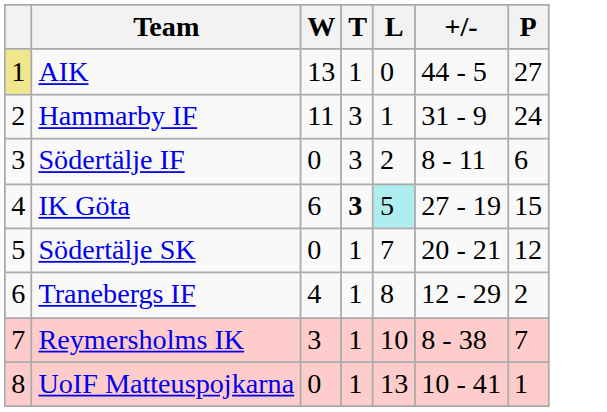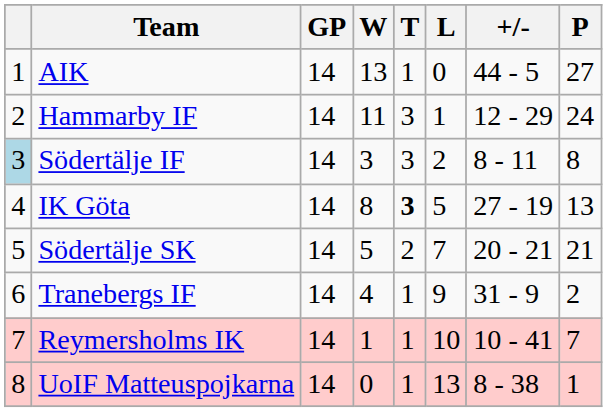+ column: (327, 26)
(18, 71) khaki background -> (18, 71) no background
(454, 116) 31 - 9 -> (513, 116) 12 - 29
(18, 160) no background -> (18, 160) lightblue background
(314, 160) 0 -> (366, 160) 3
(521, 160) 6 -> (573, 160) 8
(314, 205) 6 -> (366, 205) 8
(387, 205) paleturquoise background -> (439, 205) no background
(528, 205) 15 -> (580, 205) 13
(314, 250) 0 -> (366, 250) 5
(355, 250) 1 -> (407, 250) 2
(528, 250) 12 -> (580, 250) 21
(387, 294) 8 -> (439, 294) 9
(461, 294) 12 - 29 -> (506, 294) 31 - 9
(314, 339) 3 -> (366, 339) 1
(454, 339) 8 - 38 -> (513, 339) 10 - 41
(461, 384) 10 - 41 -> (506, 384) 8 - 38
